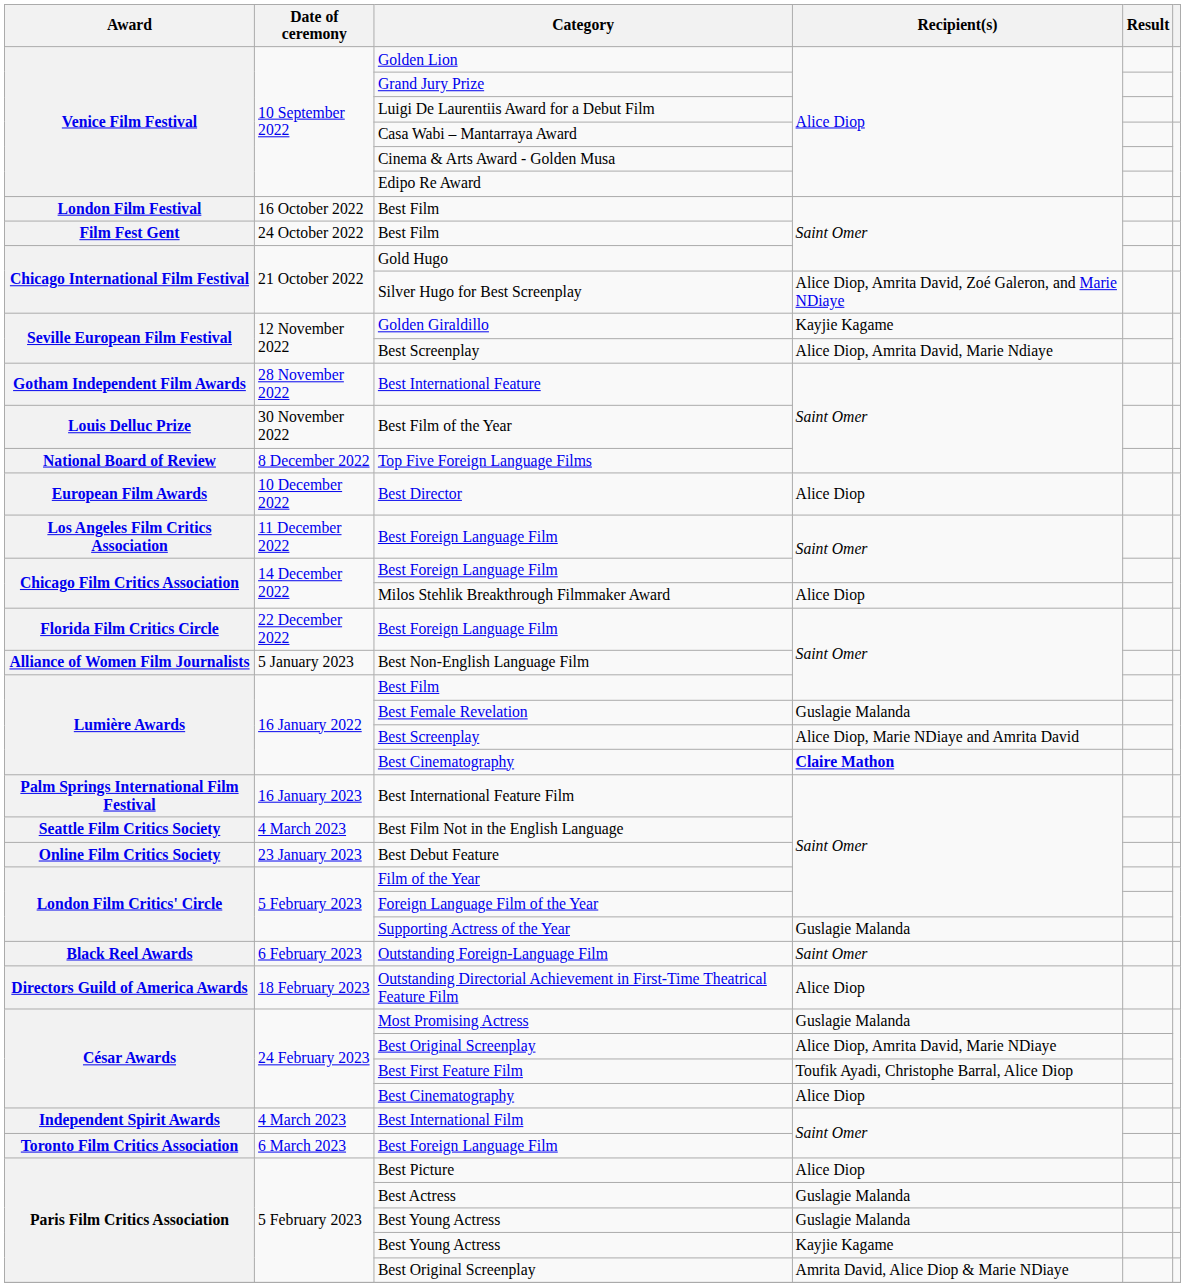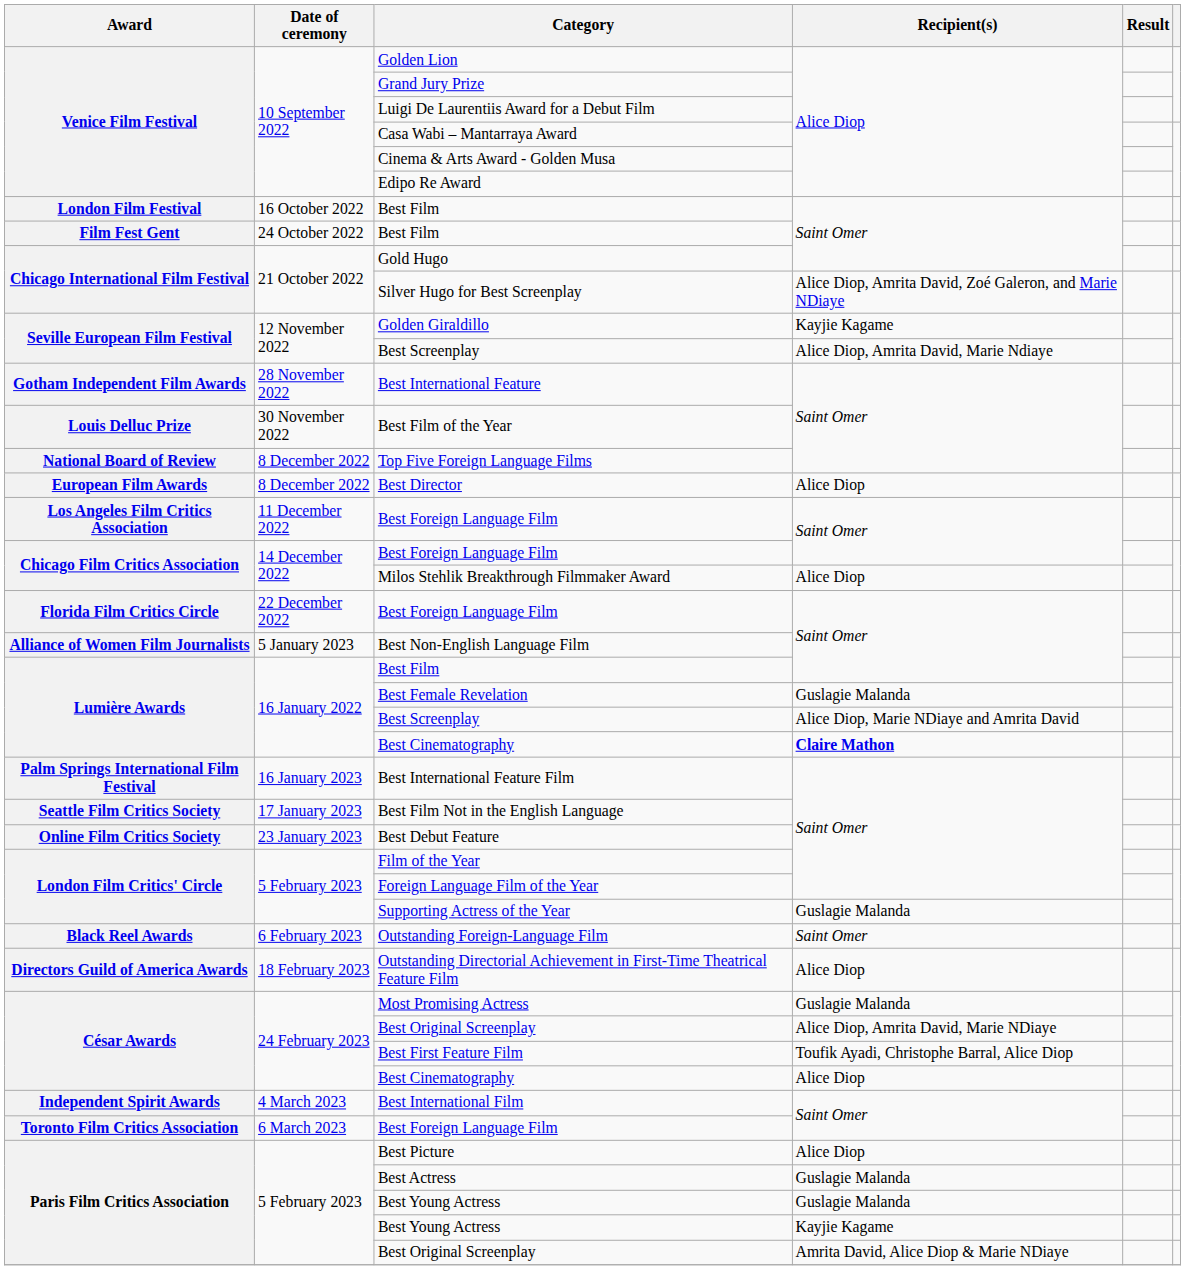(300, 494) 10 December 2022 -> (314, 485) 8 December 2022
(302, 829) 4 March 2023 -> (310, 811) 17 January 2023
